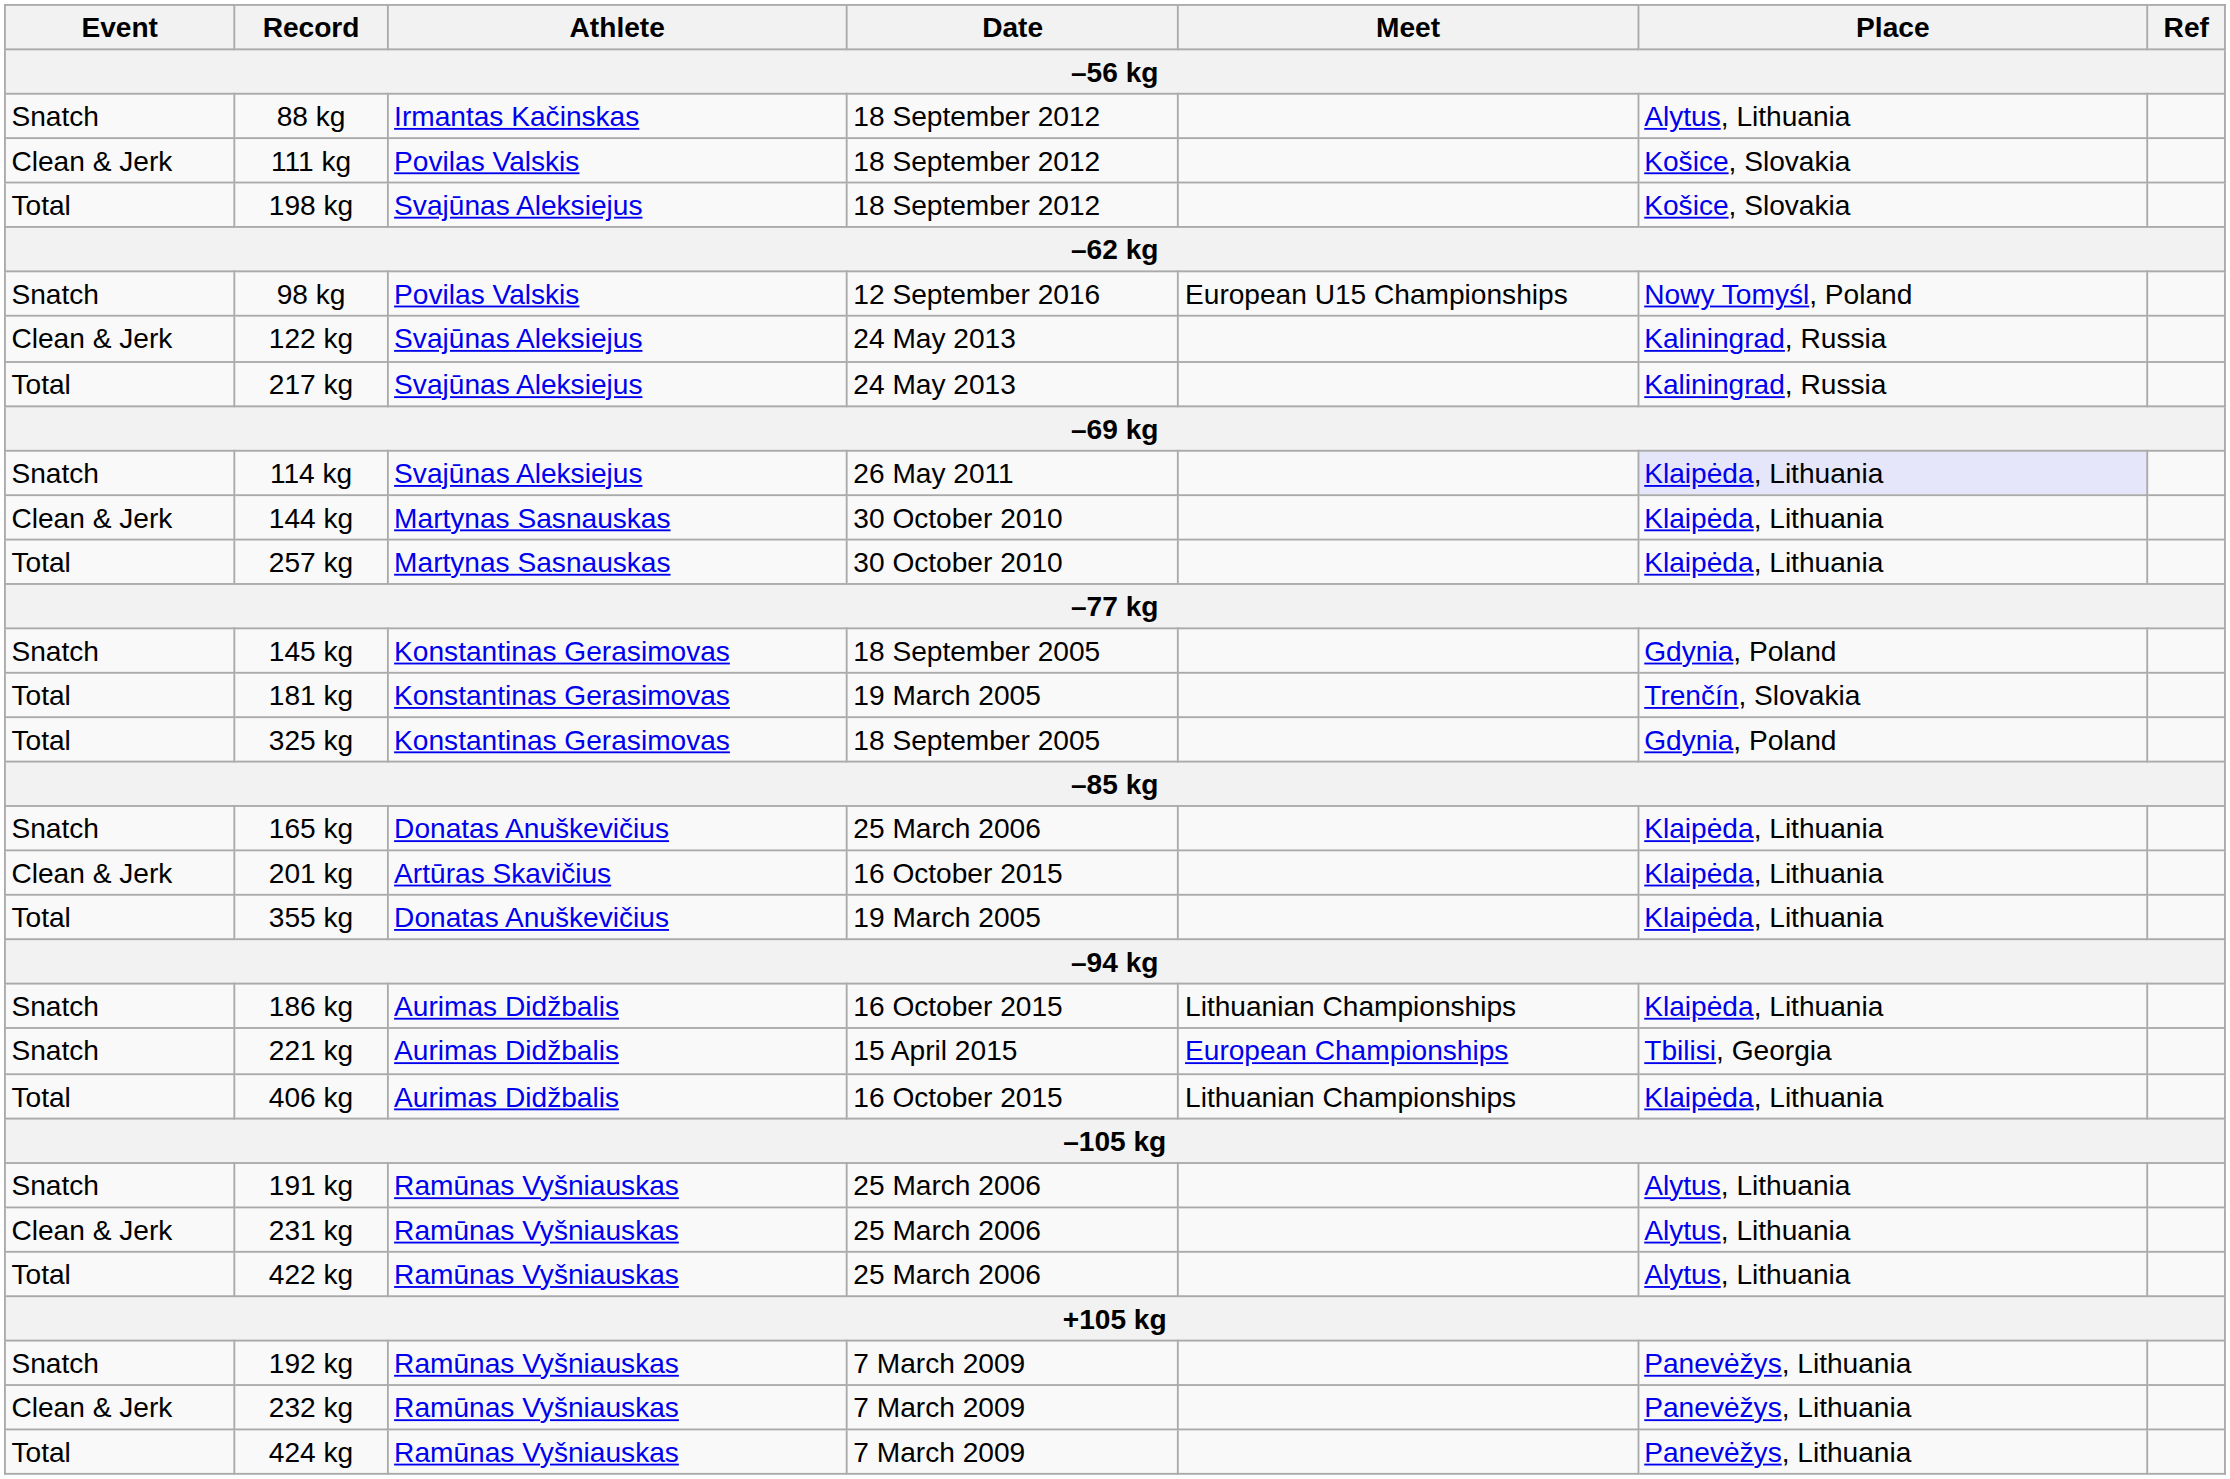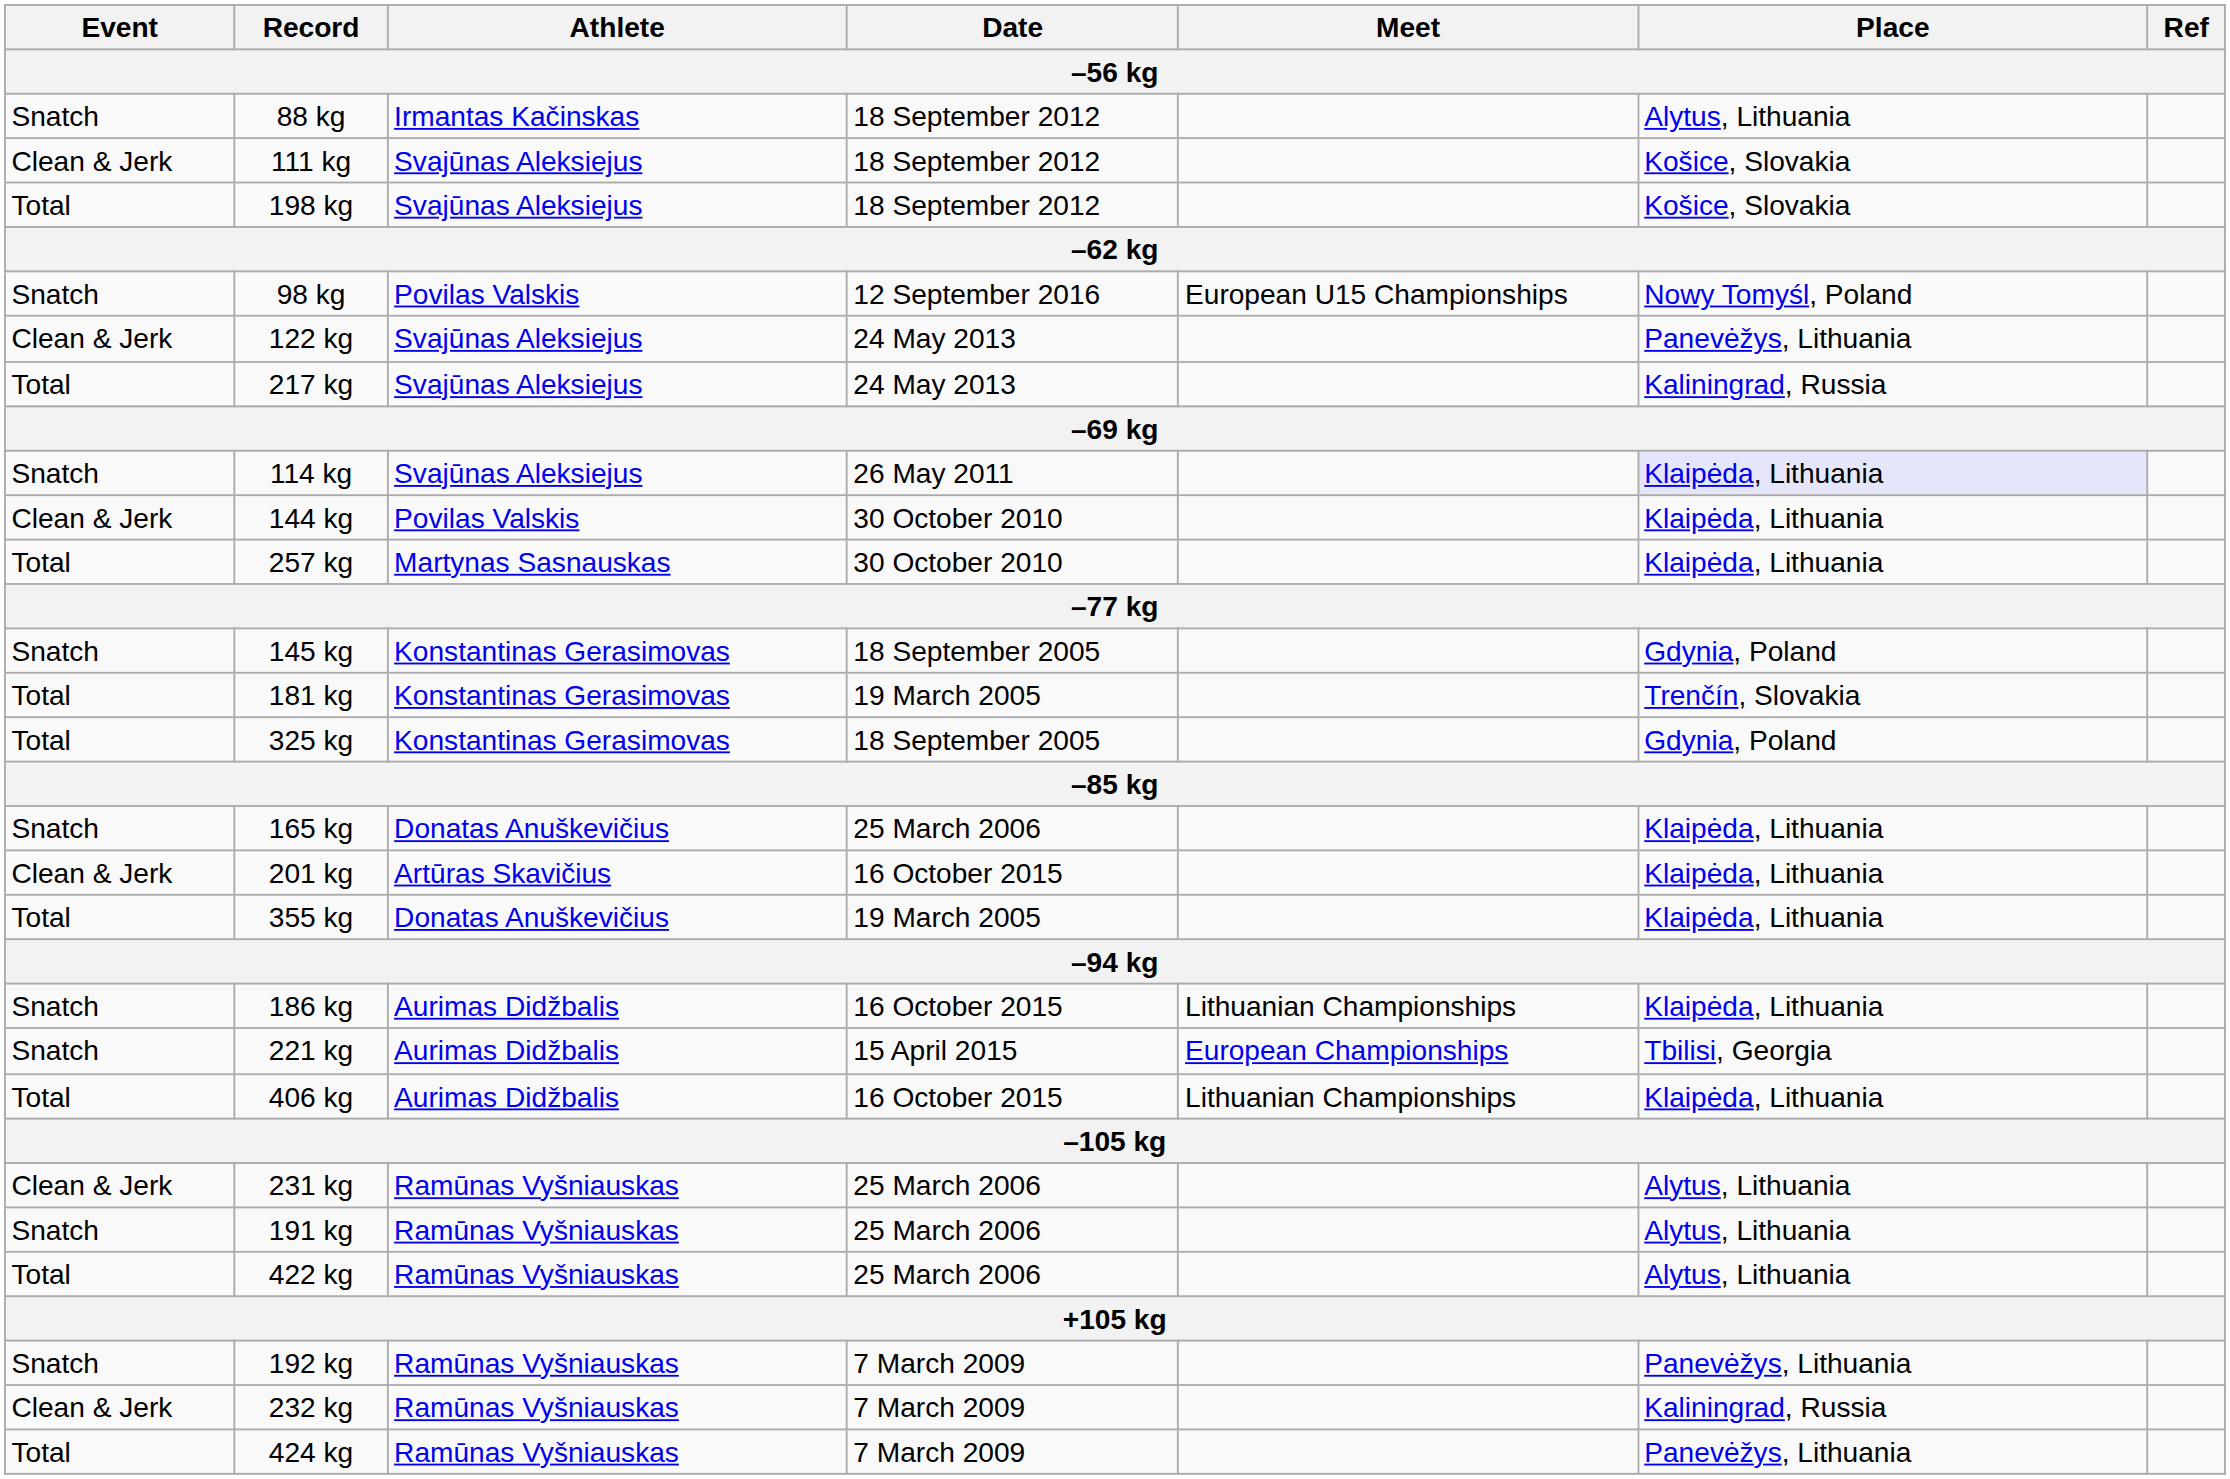(487, 161) Povilas Valskis -> (518, 161) Svajūnas Aleksiejus
(1765, 339) Kaliningrad, Russia -> (1778, 339) Panevėžys, Lithuania
(532, 517) Martynas Sasnauskas -> (487, 517) Povilas Valskis
rows swapped: (311, 1185) <-> (311, 1229)
(1778, 1407) Panevėžys, Lithuania -> (1765, 1407) Kaliningrad, Russia
